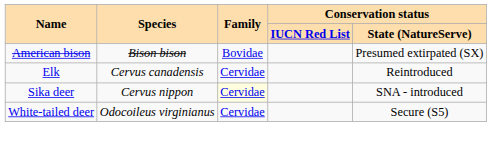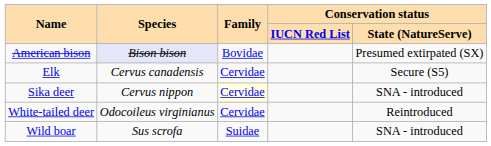(157, 53) no background -> (157, 53) lavender background
(419, 72) Reintroduced -> (419, 72) Secure (S5)
(419, 111) Secure (S5) -> (419, 111) Reintroduced
+ row: (51, 131)
